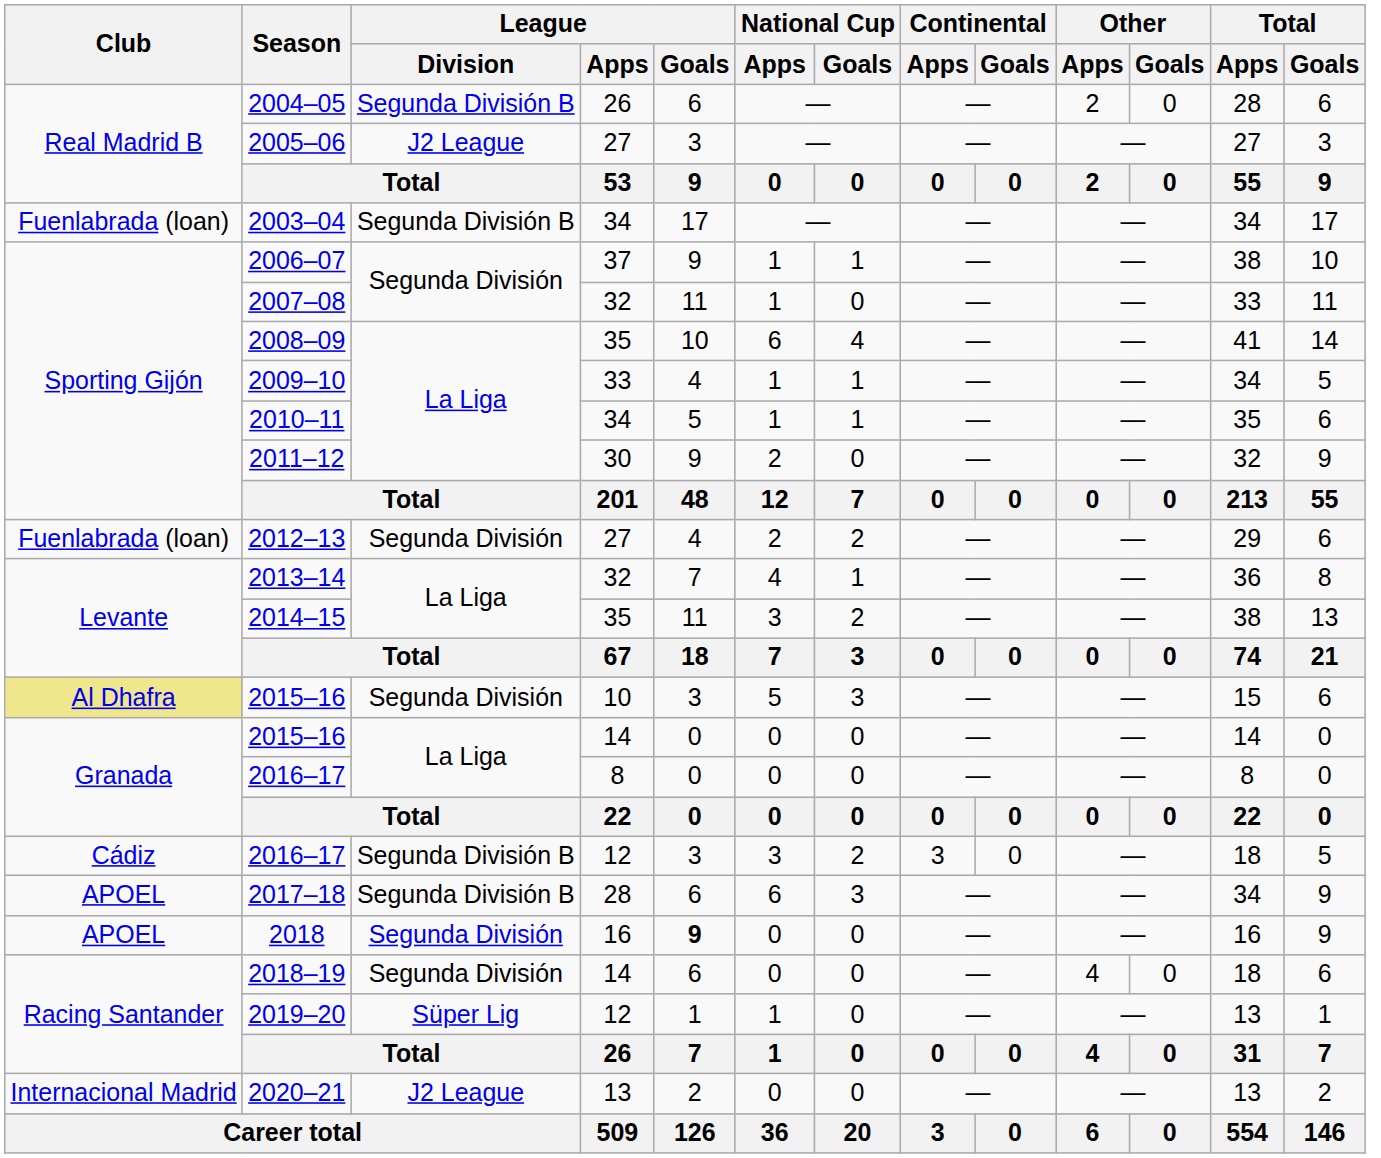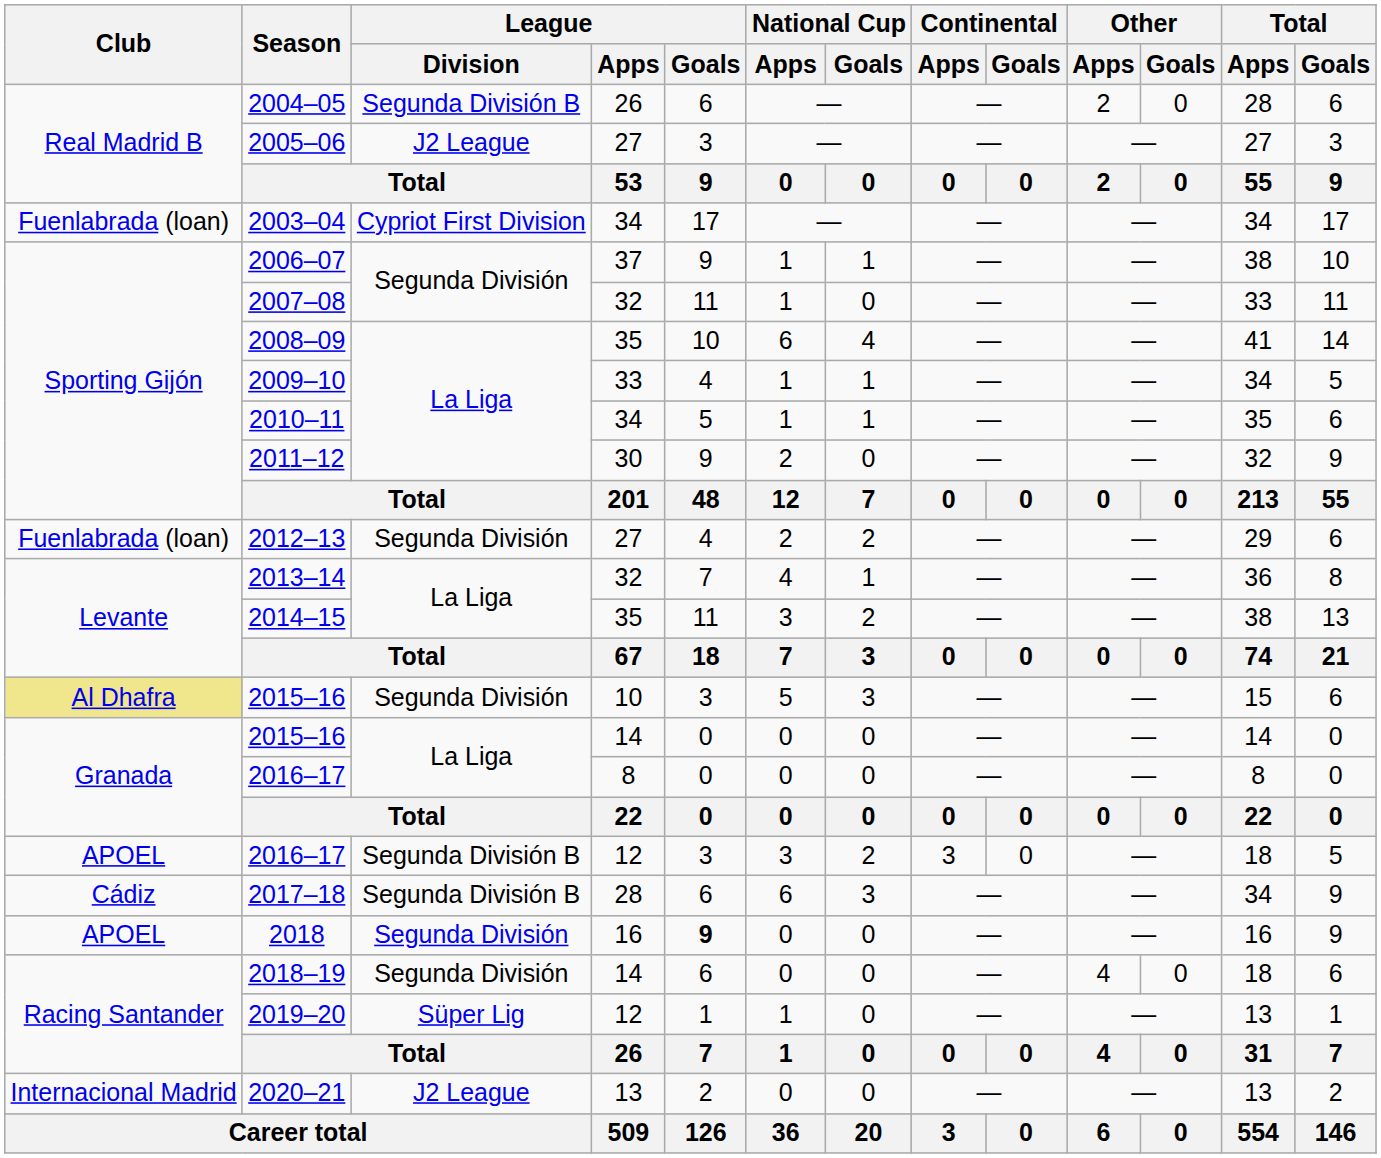(466, 222) Segunda División B -> (471, 222) Cypriot First Division
(124, 855) Cádiz -> (124, 855) APOEL
(124, 895) APOEL -> (124, 895) Cádiz
